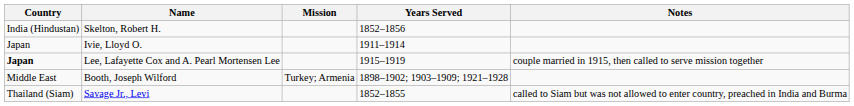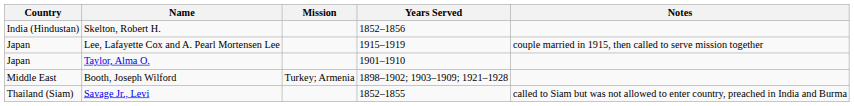- row: (113, 45)
(20, 61) bold -> (18, 45) normal
+ row: (117, 61)
